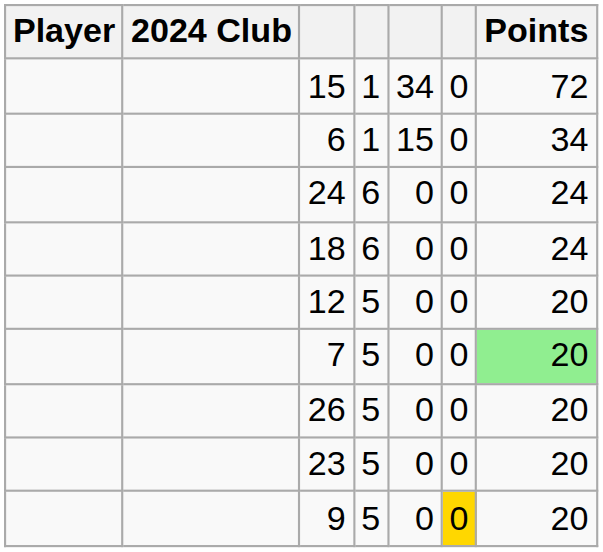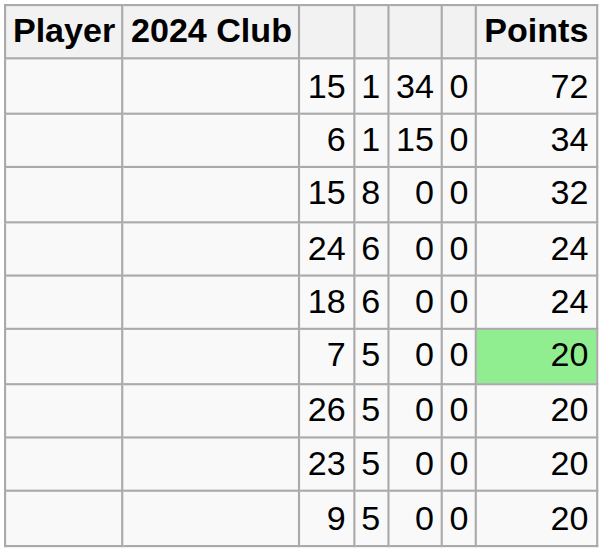+ row: (327, 193)
- row: (327, 301)
(459, 517) gold background -> (459, 517) no background
